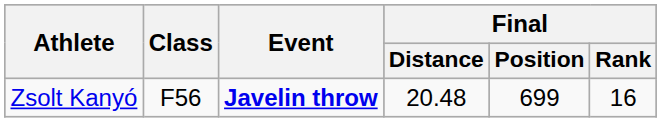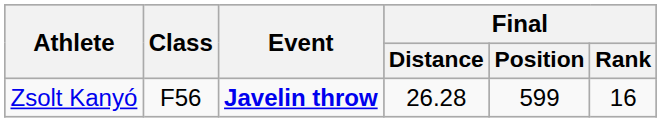(436, 98) 20.48 -> (436, 98) 26.28
(540, 98) 699 -> (540, 98) 599
